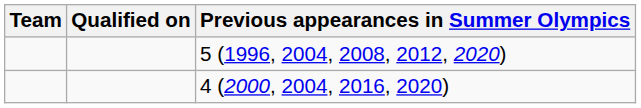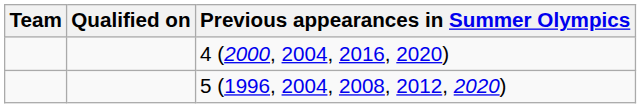rows swapped: (325, 86) <-> (353, 53)
